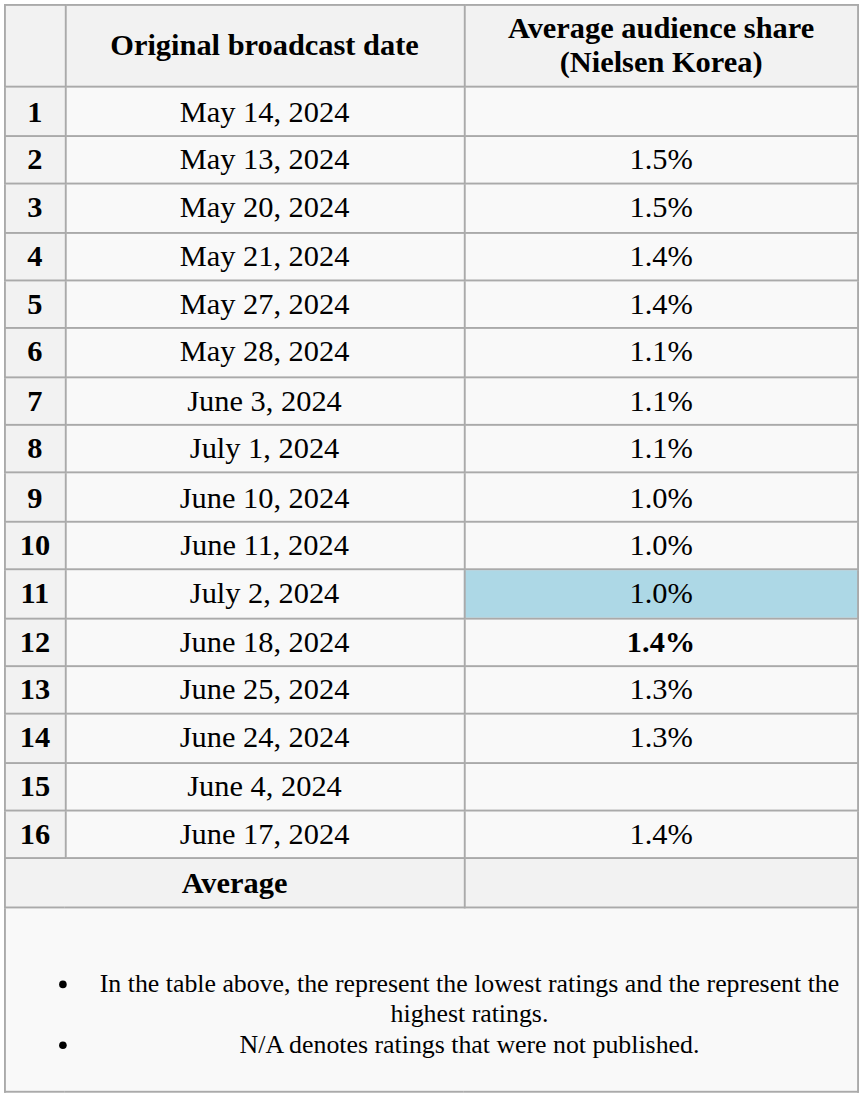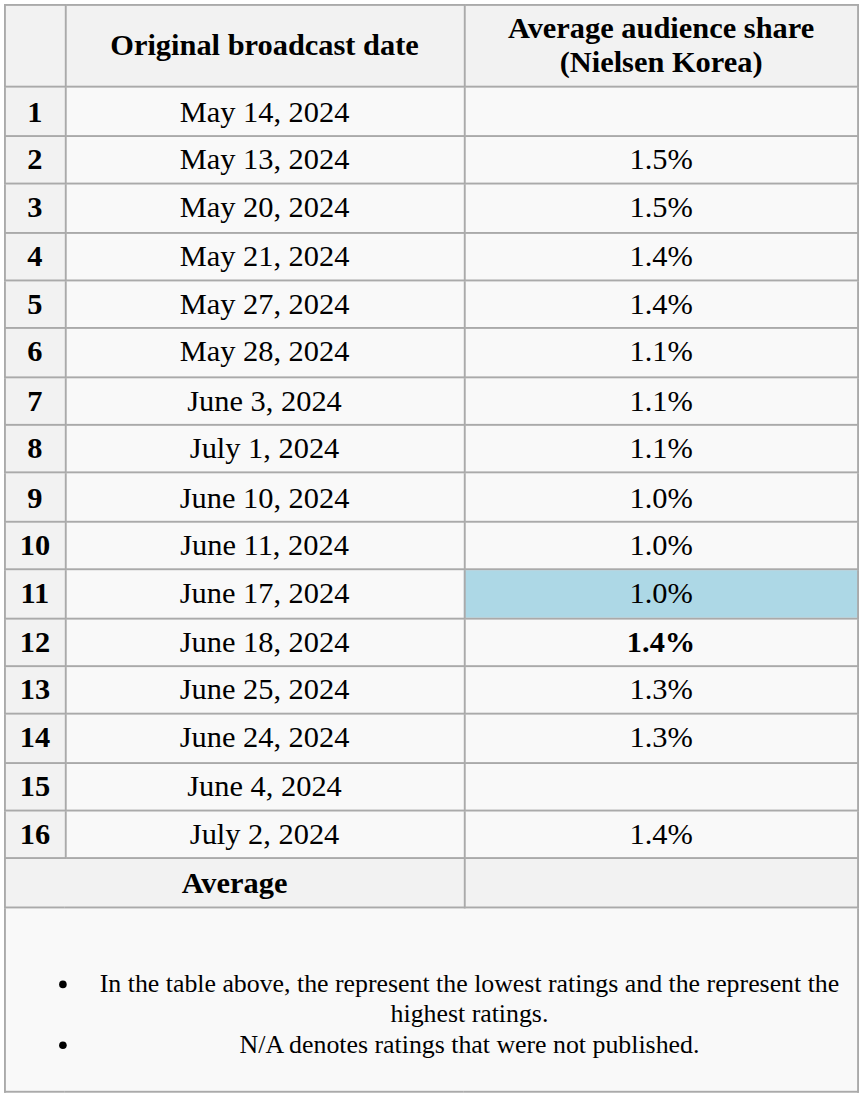(265, 593) July 2, 2024 -> (265, 593) June 17, 2024
(265, 834) June 17, 2024 -> (265, 834) July 2, 2024
